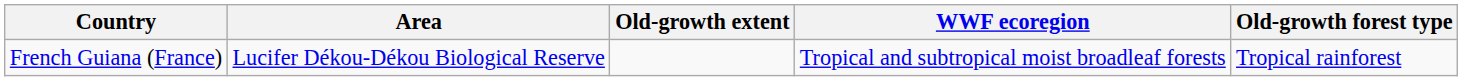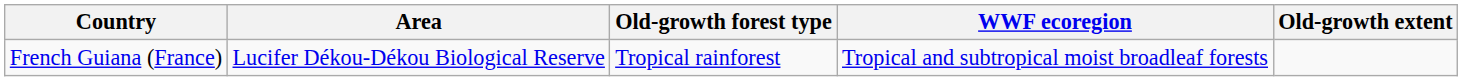columns swapped: (702, 22) <-> (1344, 22)
